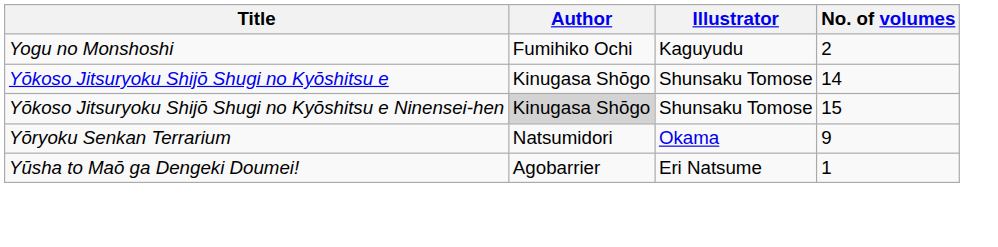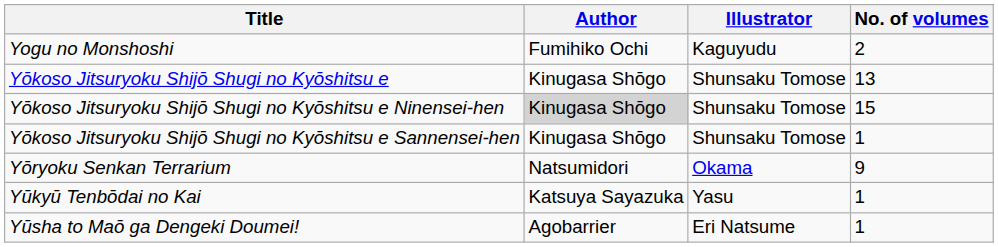(832, 78) 14 -> (865, 78) 13
+ row: (264, 138)
+ row: (105, 197)
